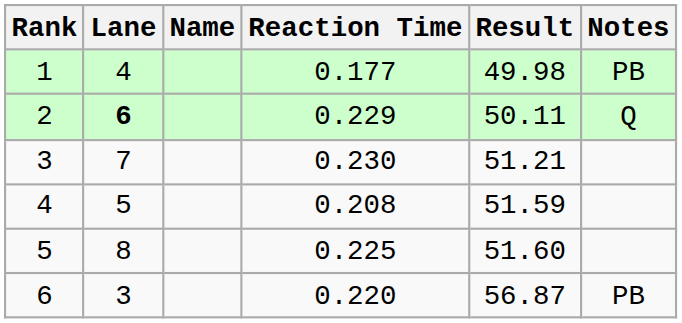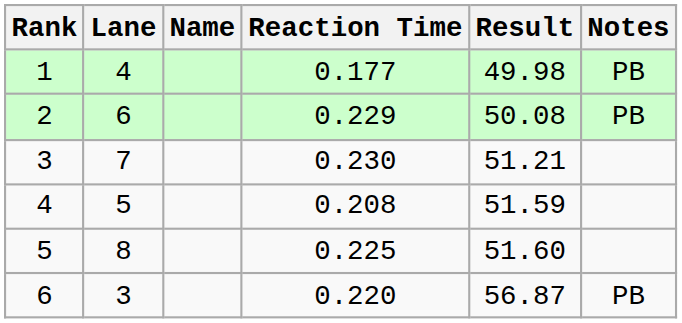(123, 117) bold -> (123, 117) normal
(525, 117) 50.11 -> (525, 117) 50.08
(628, 117) Q -> (628, 117) PB
